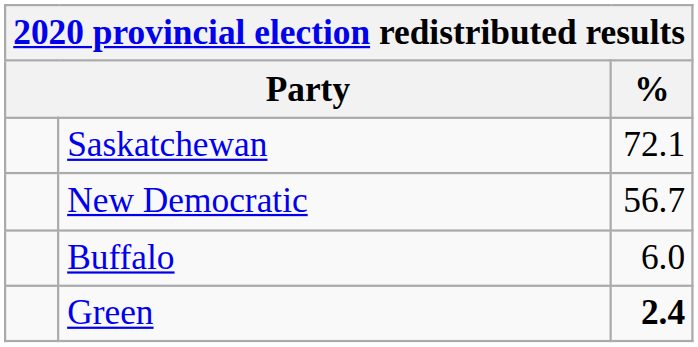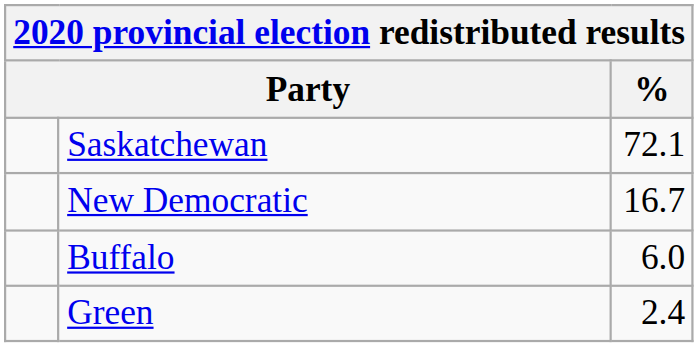(654, 200) 56.7 -> (654, 200) 16.7
(663, 312) bold -> (663, 312) normal
